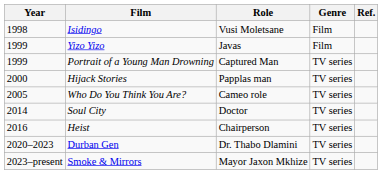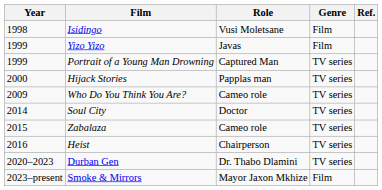(17, 95) 2005 -> (17, 95) 2009
+ row: (87, 128)
(332, 161) TV series -> (322, 177) Film
